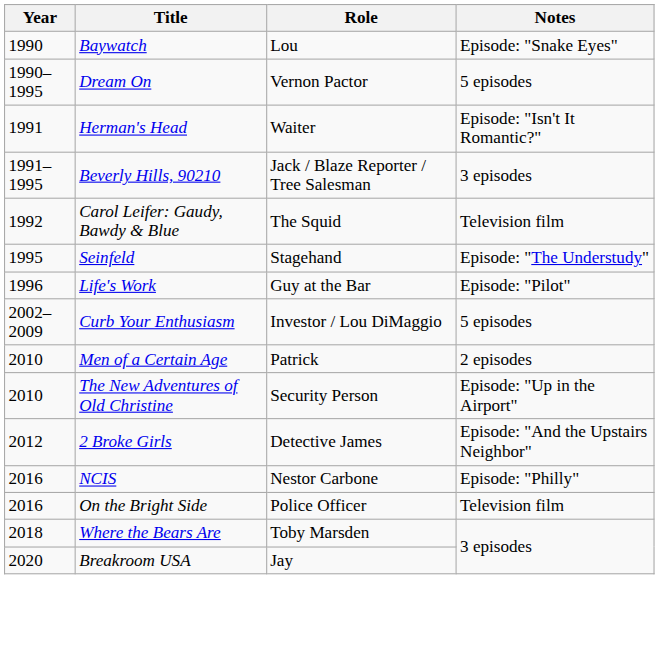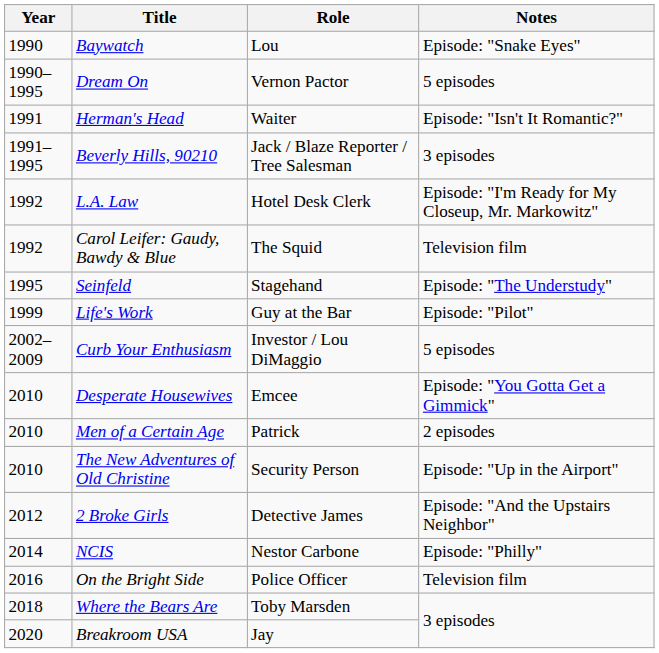+ row: (107, 201)
(26, 285) 1996 -> (26, 312) 1999
+ row: (154, 395)
(26, 478) 2016 -> (26, 552) 2014
